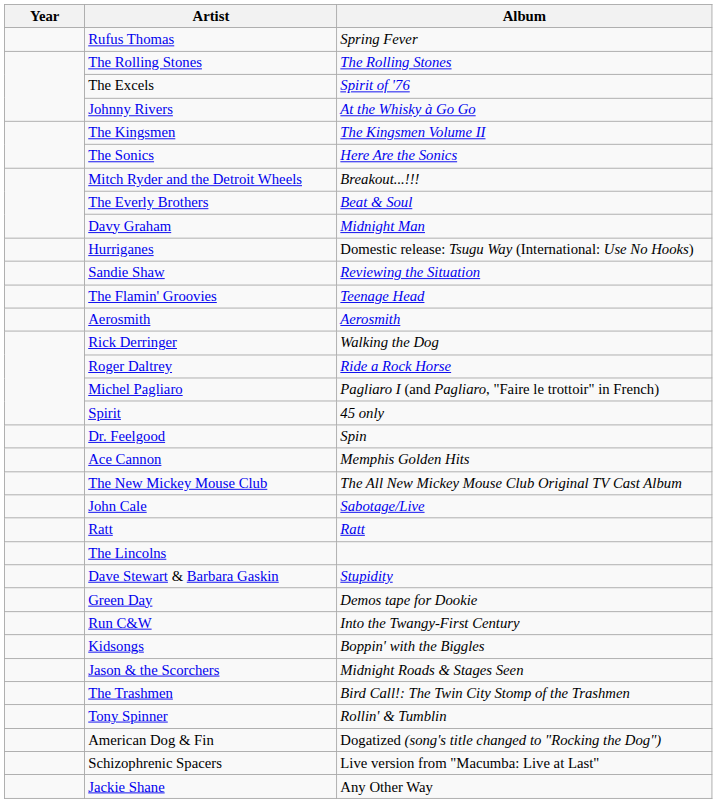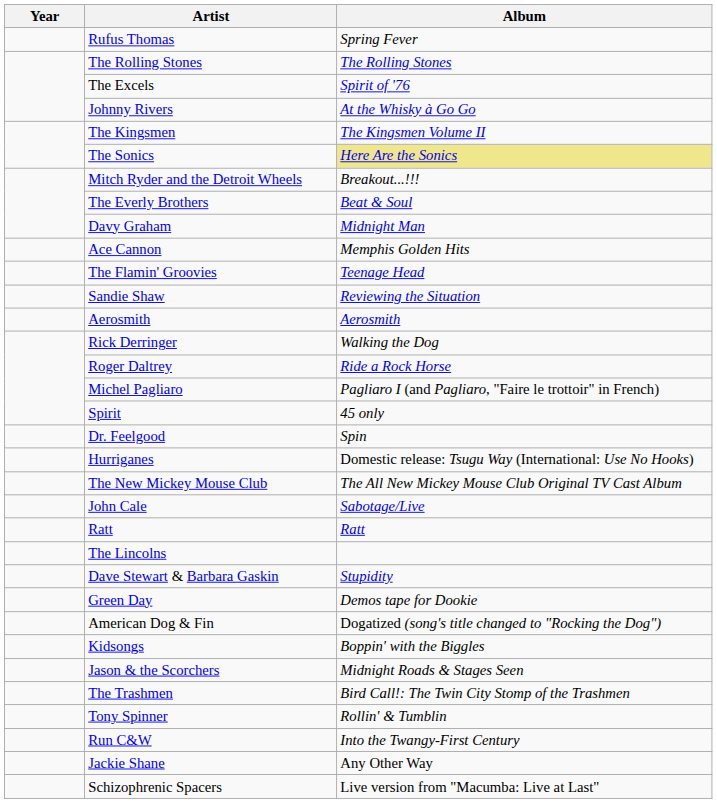(399, 156) no background -> (399, 156) khaki background
rows swapped: (125, 459) <-> (121, 249)
rows swapped: (126, 272) <-> (153, 296)
rows swapped: (120, 623) <-> (151, 739)
rows swapped: (155, 763) <-> (126, 786)
